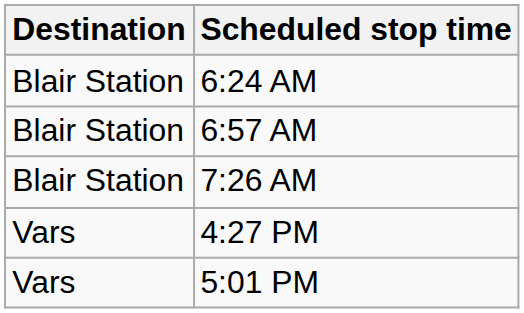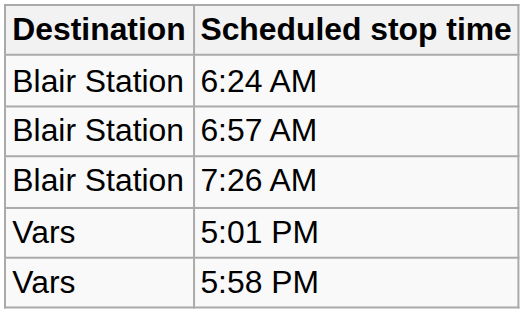- row: (260, 231)
+ row: (260, 282)
